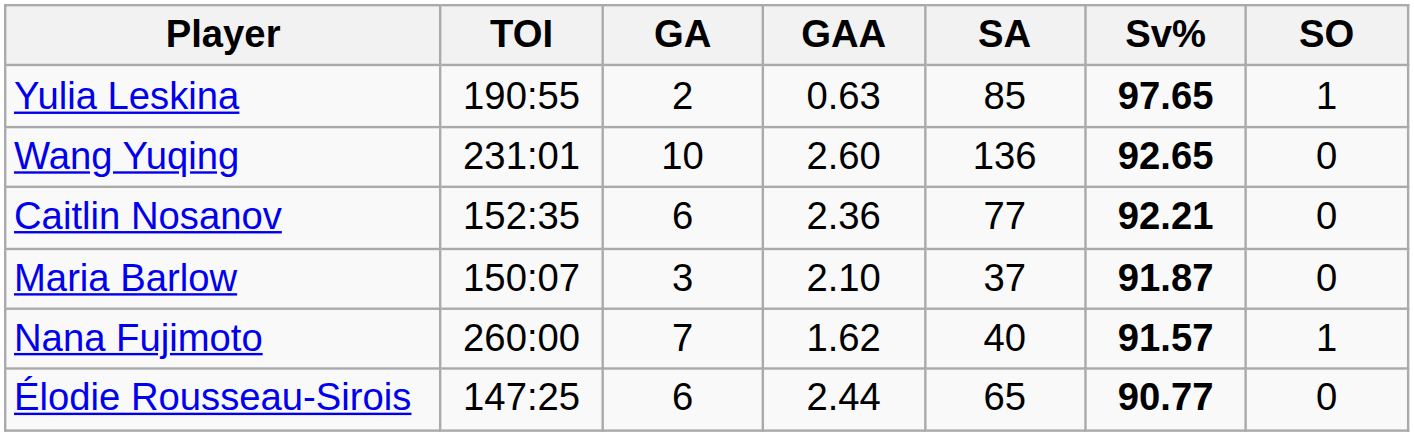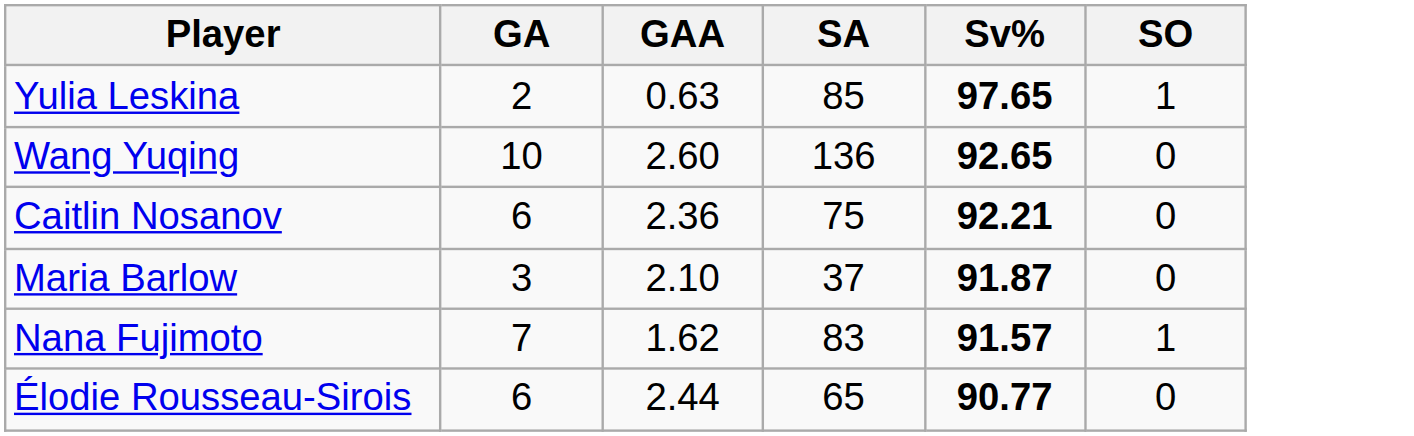- column: (522, 34)
(1005, 216) 77 -> (844, 216) 75
(1005, 338) 40 -> (844, 338) 83
